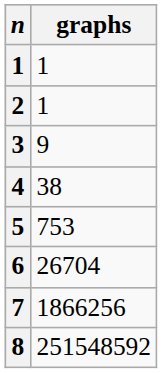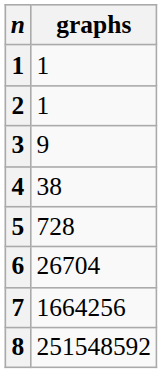(56, 226) 753 -> (56, 226) 728
(81, 307) 1866256 -> (81, 307) 1664256
